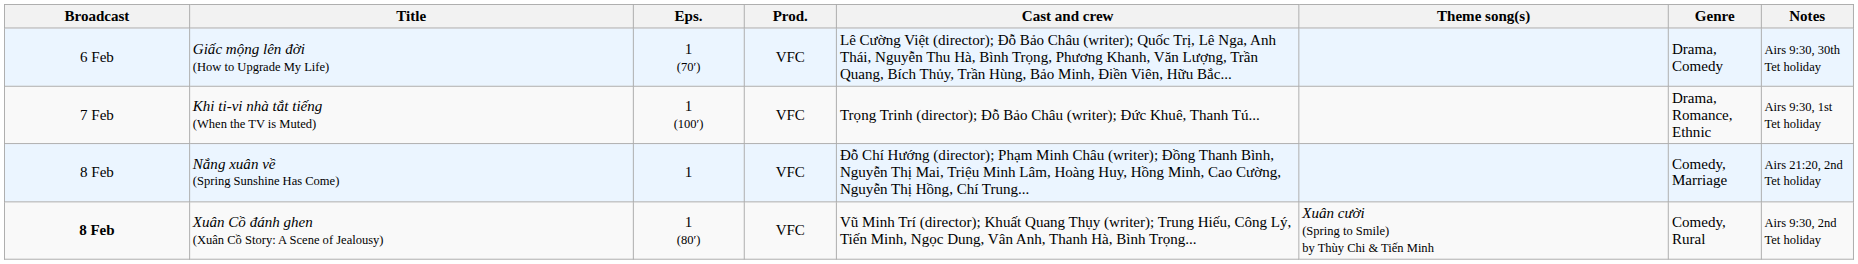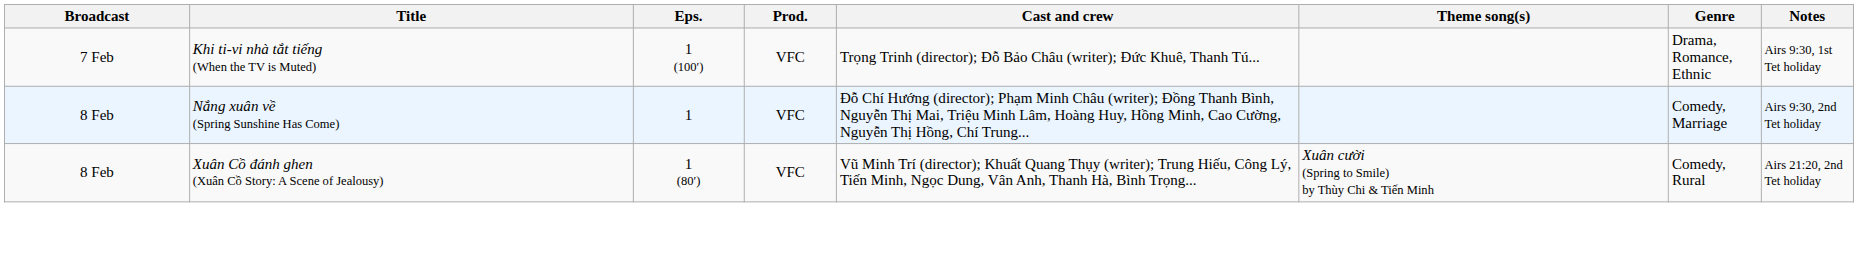- row: (261, 57)
(1804, 173) Airs 21:20, 2nd Tet holiday -> (1800, 115) Airs 9:30, 2nd Tet holiday
(97, 230) bold -> (97, 172) normal
(1800, 231) Airs 9:30, 2nd Tet holiday -> (1804, 173) Airs 21:20, 2nd Tet holiday
